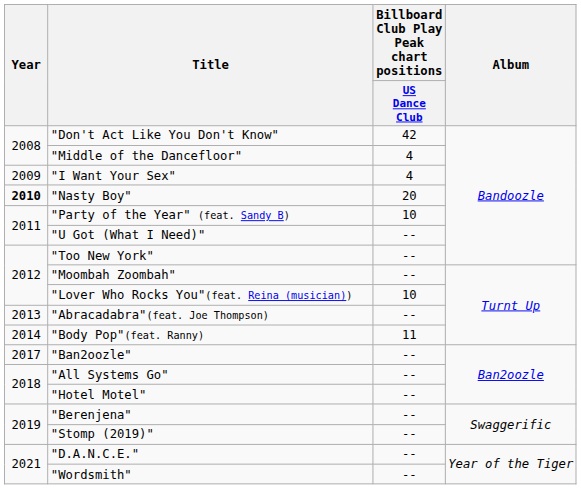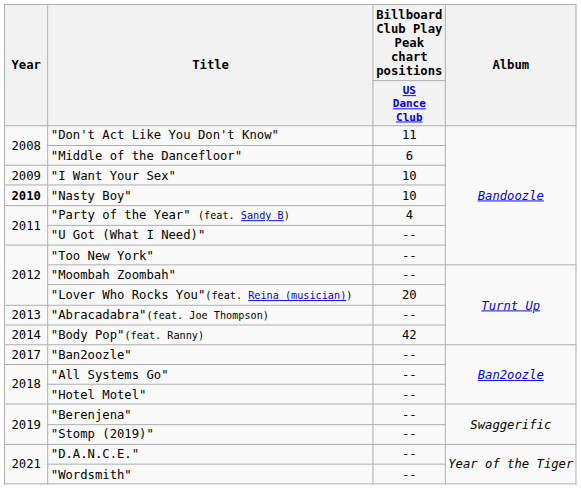(409, 136) 42 -> (409, 136) 11
(409, 155) 4 -> (409, 155) 6
(409, 175) 4 -> (409, 175) 10
(409, 195) 20 -> (409, 195) 10
(409, 215) 10 -> (409, 215) 4
(409, 295) 10 -> (409, 295) 20
(409, 335) 11 -> (409, 335) 42
